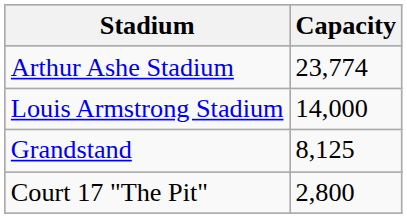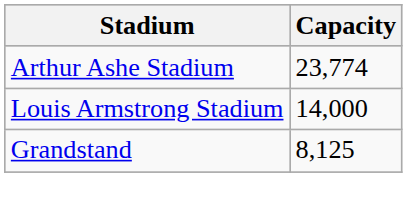- row: (109, 191)
